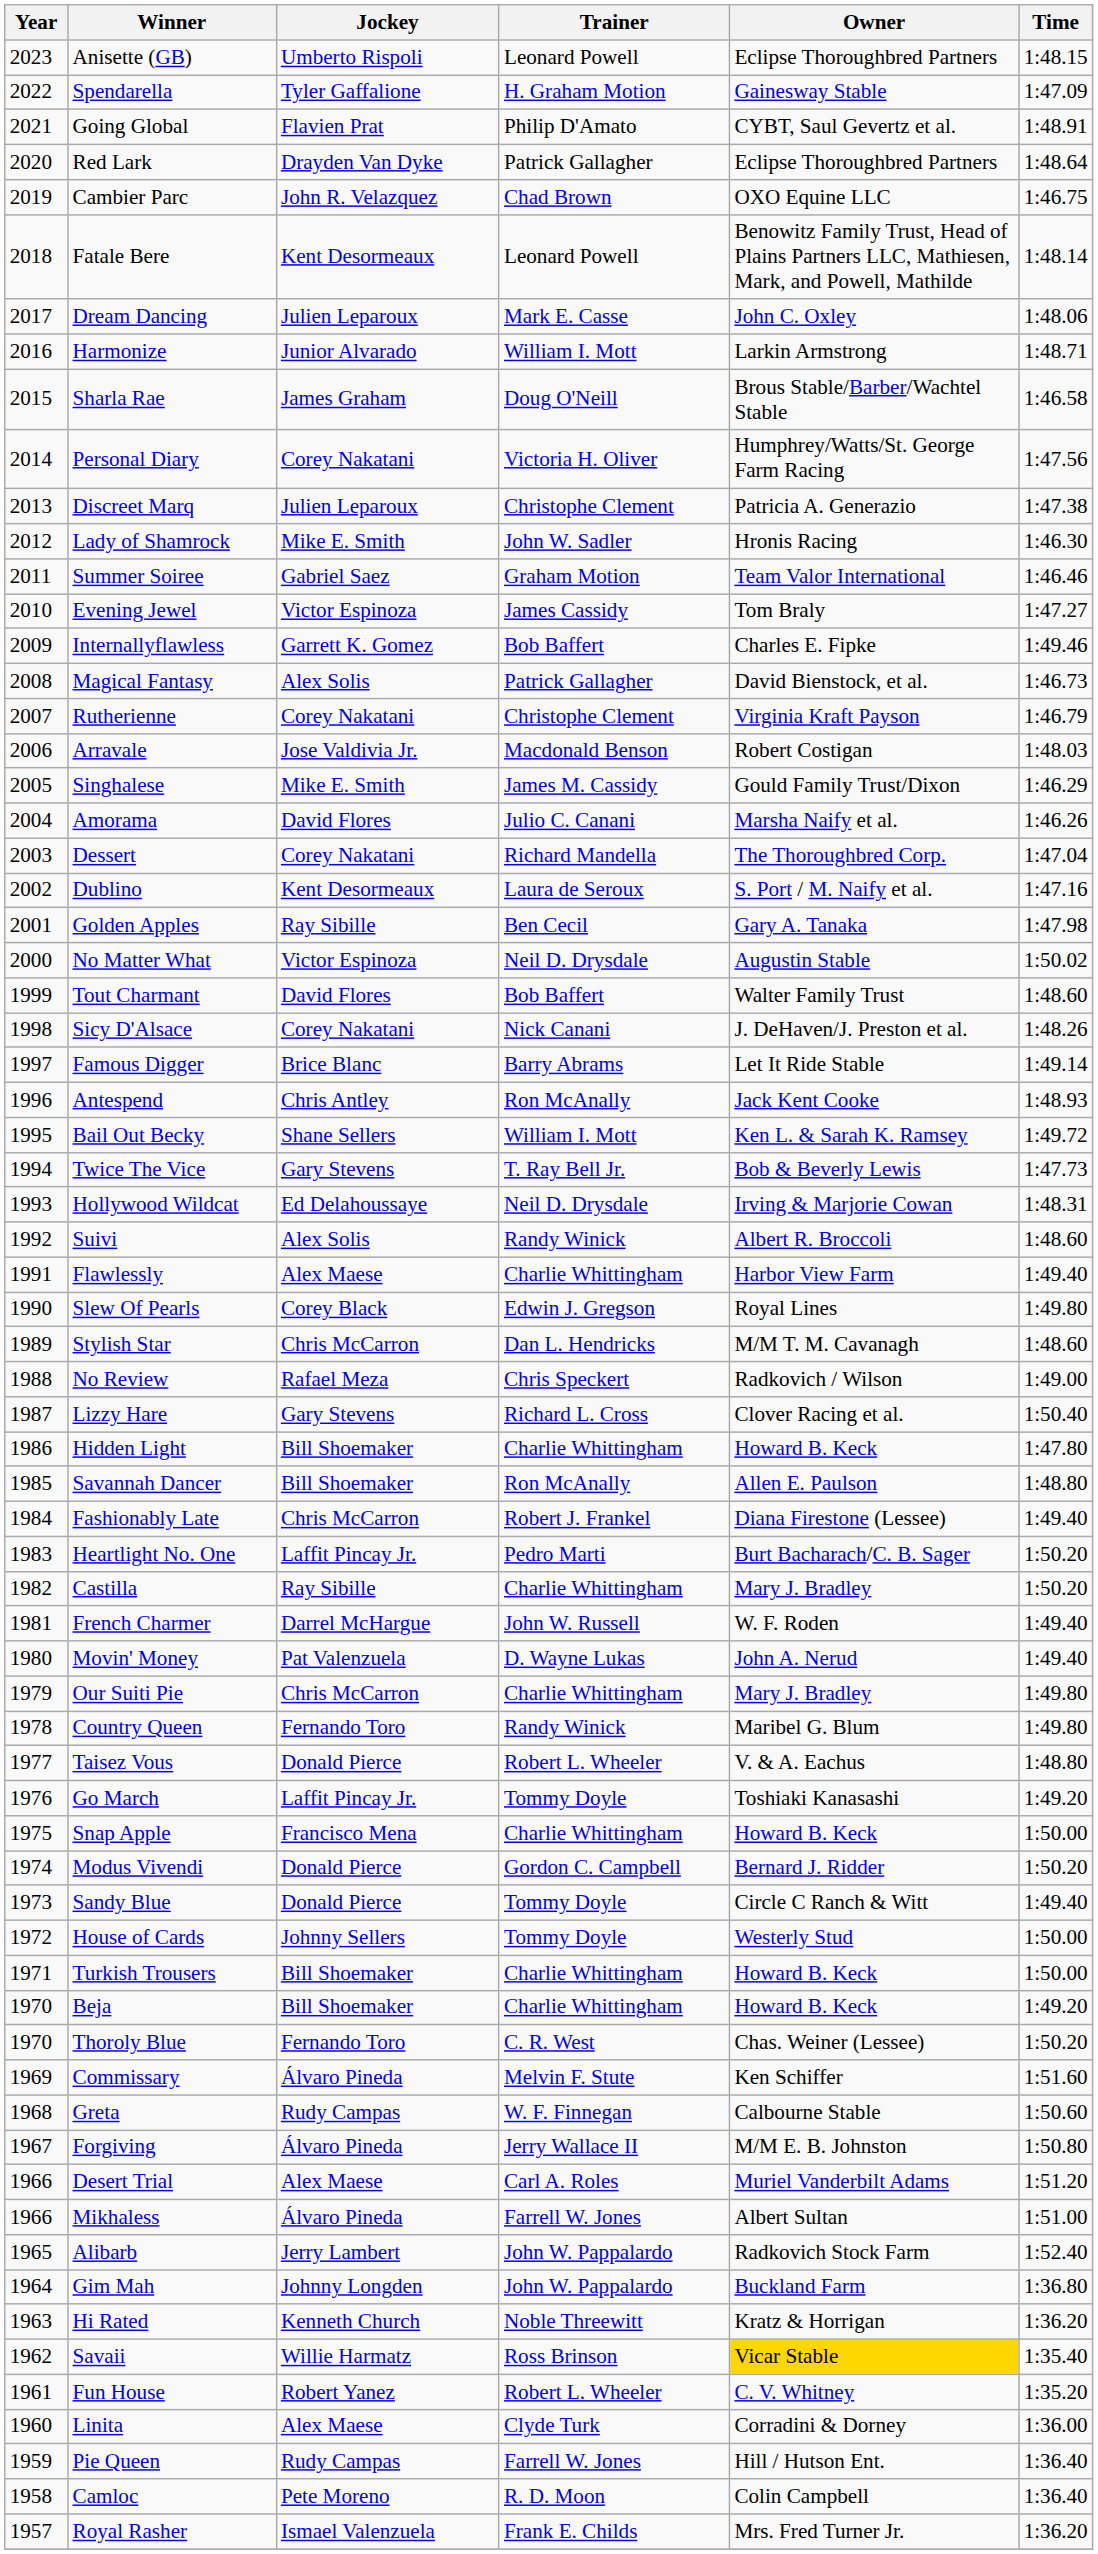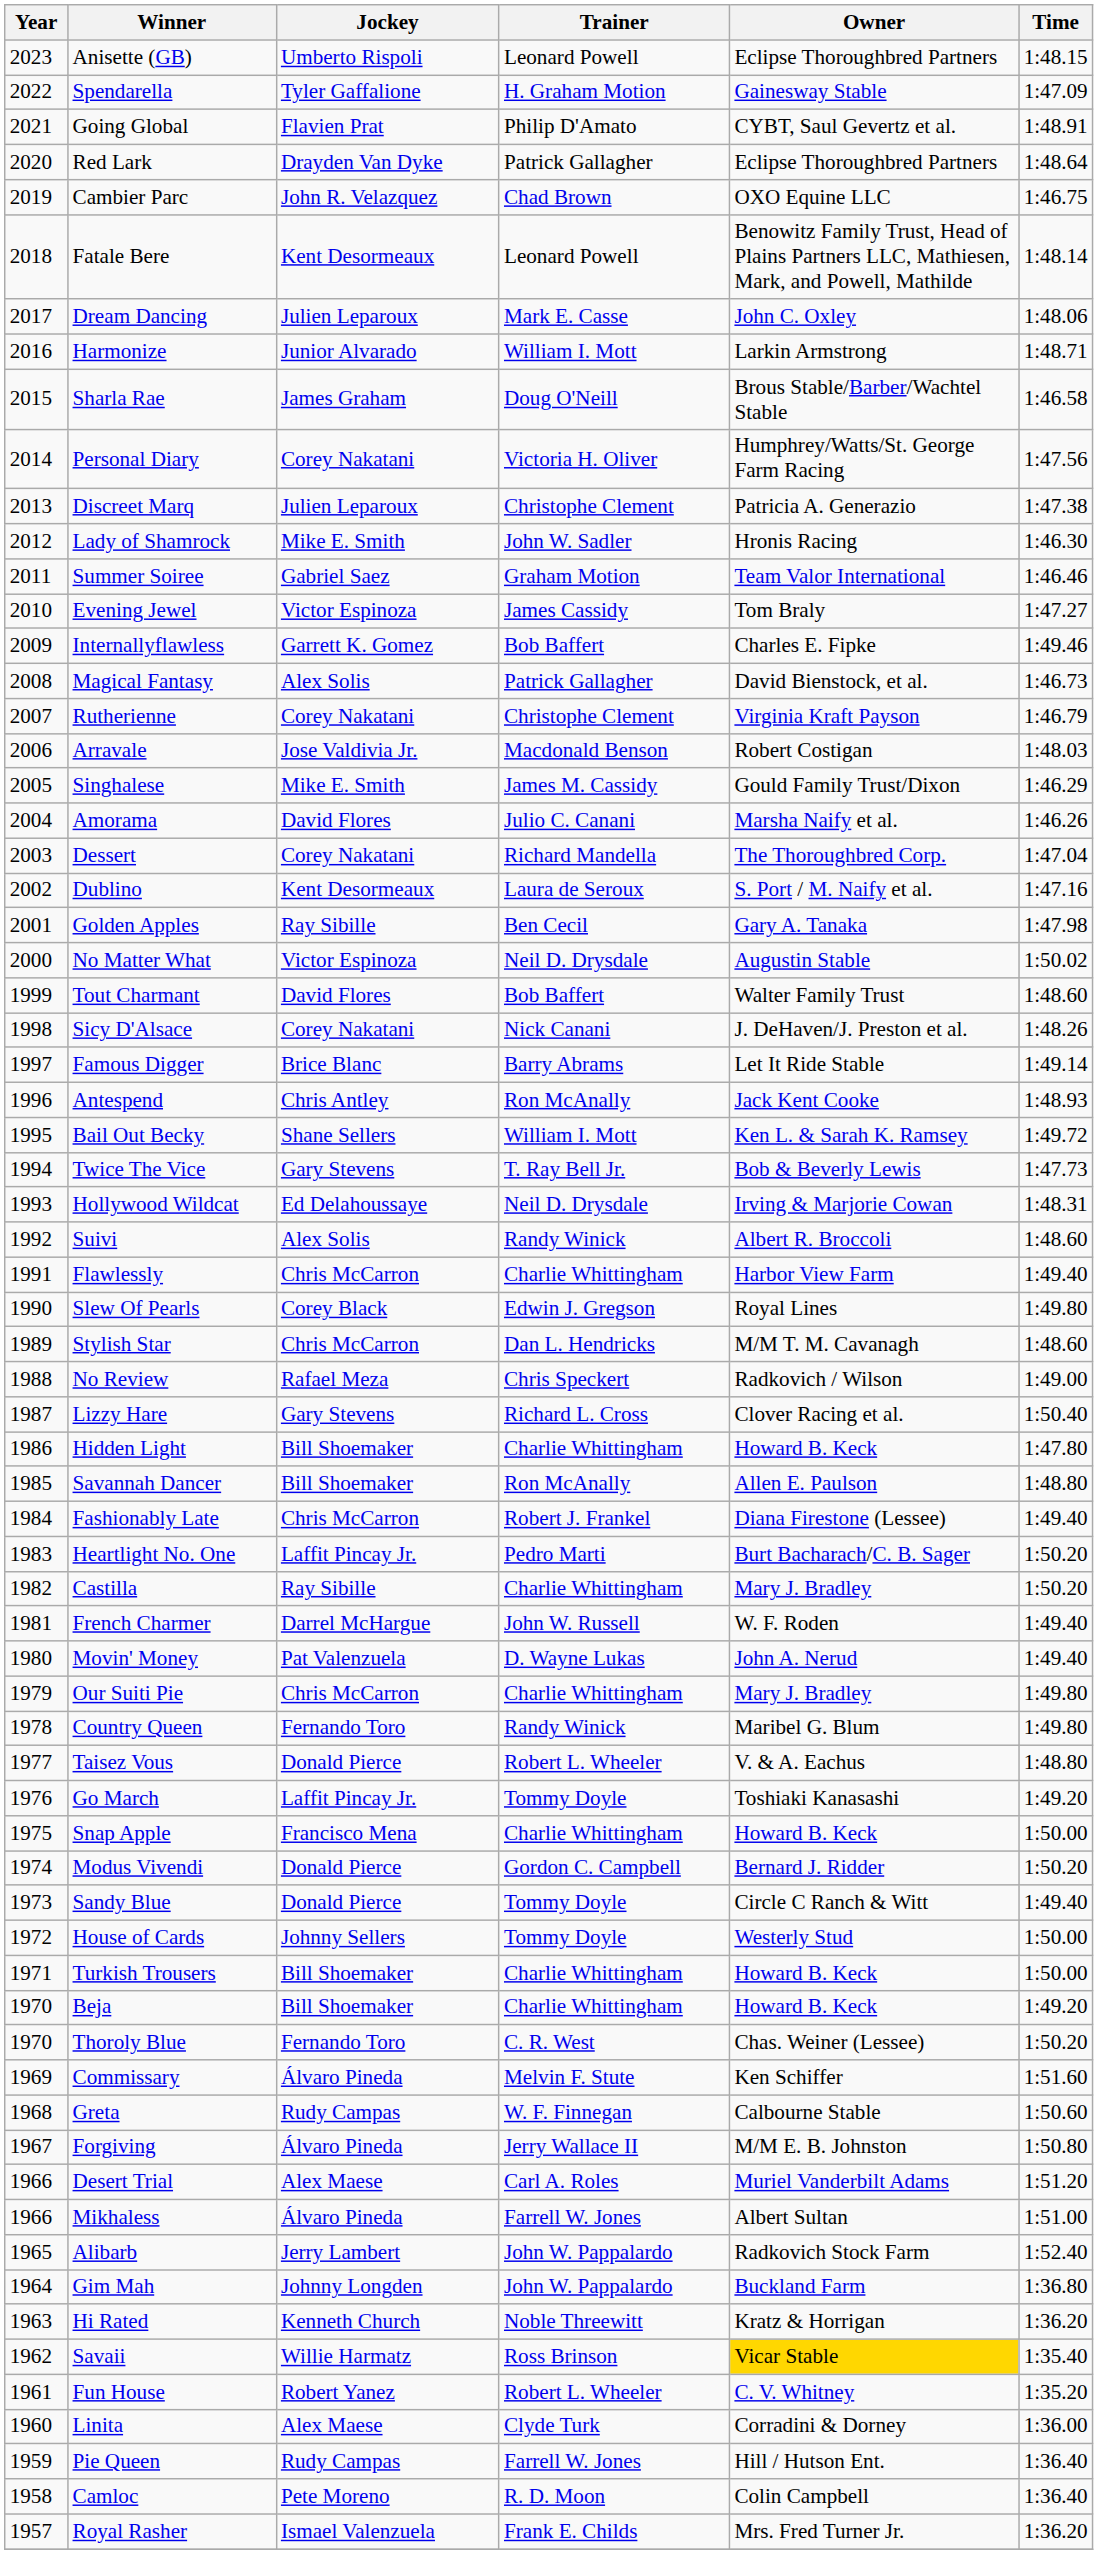(332, 1274) Alex Maese -> (350, 1274) Chris McCarron
